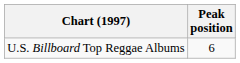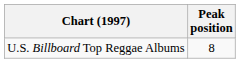(212, 48) 6 -> (212, 48) 8
